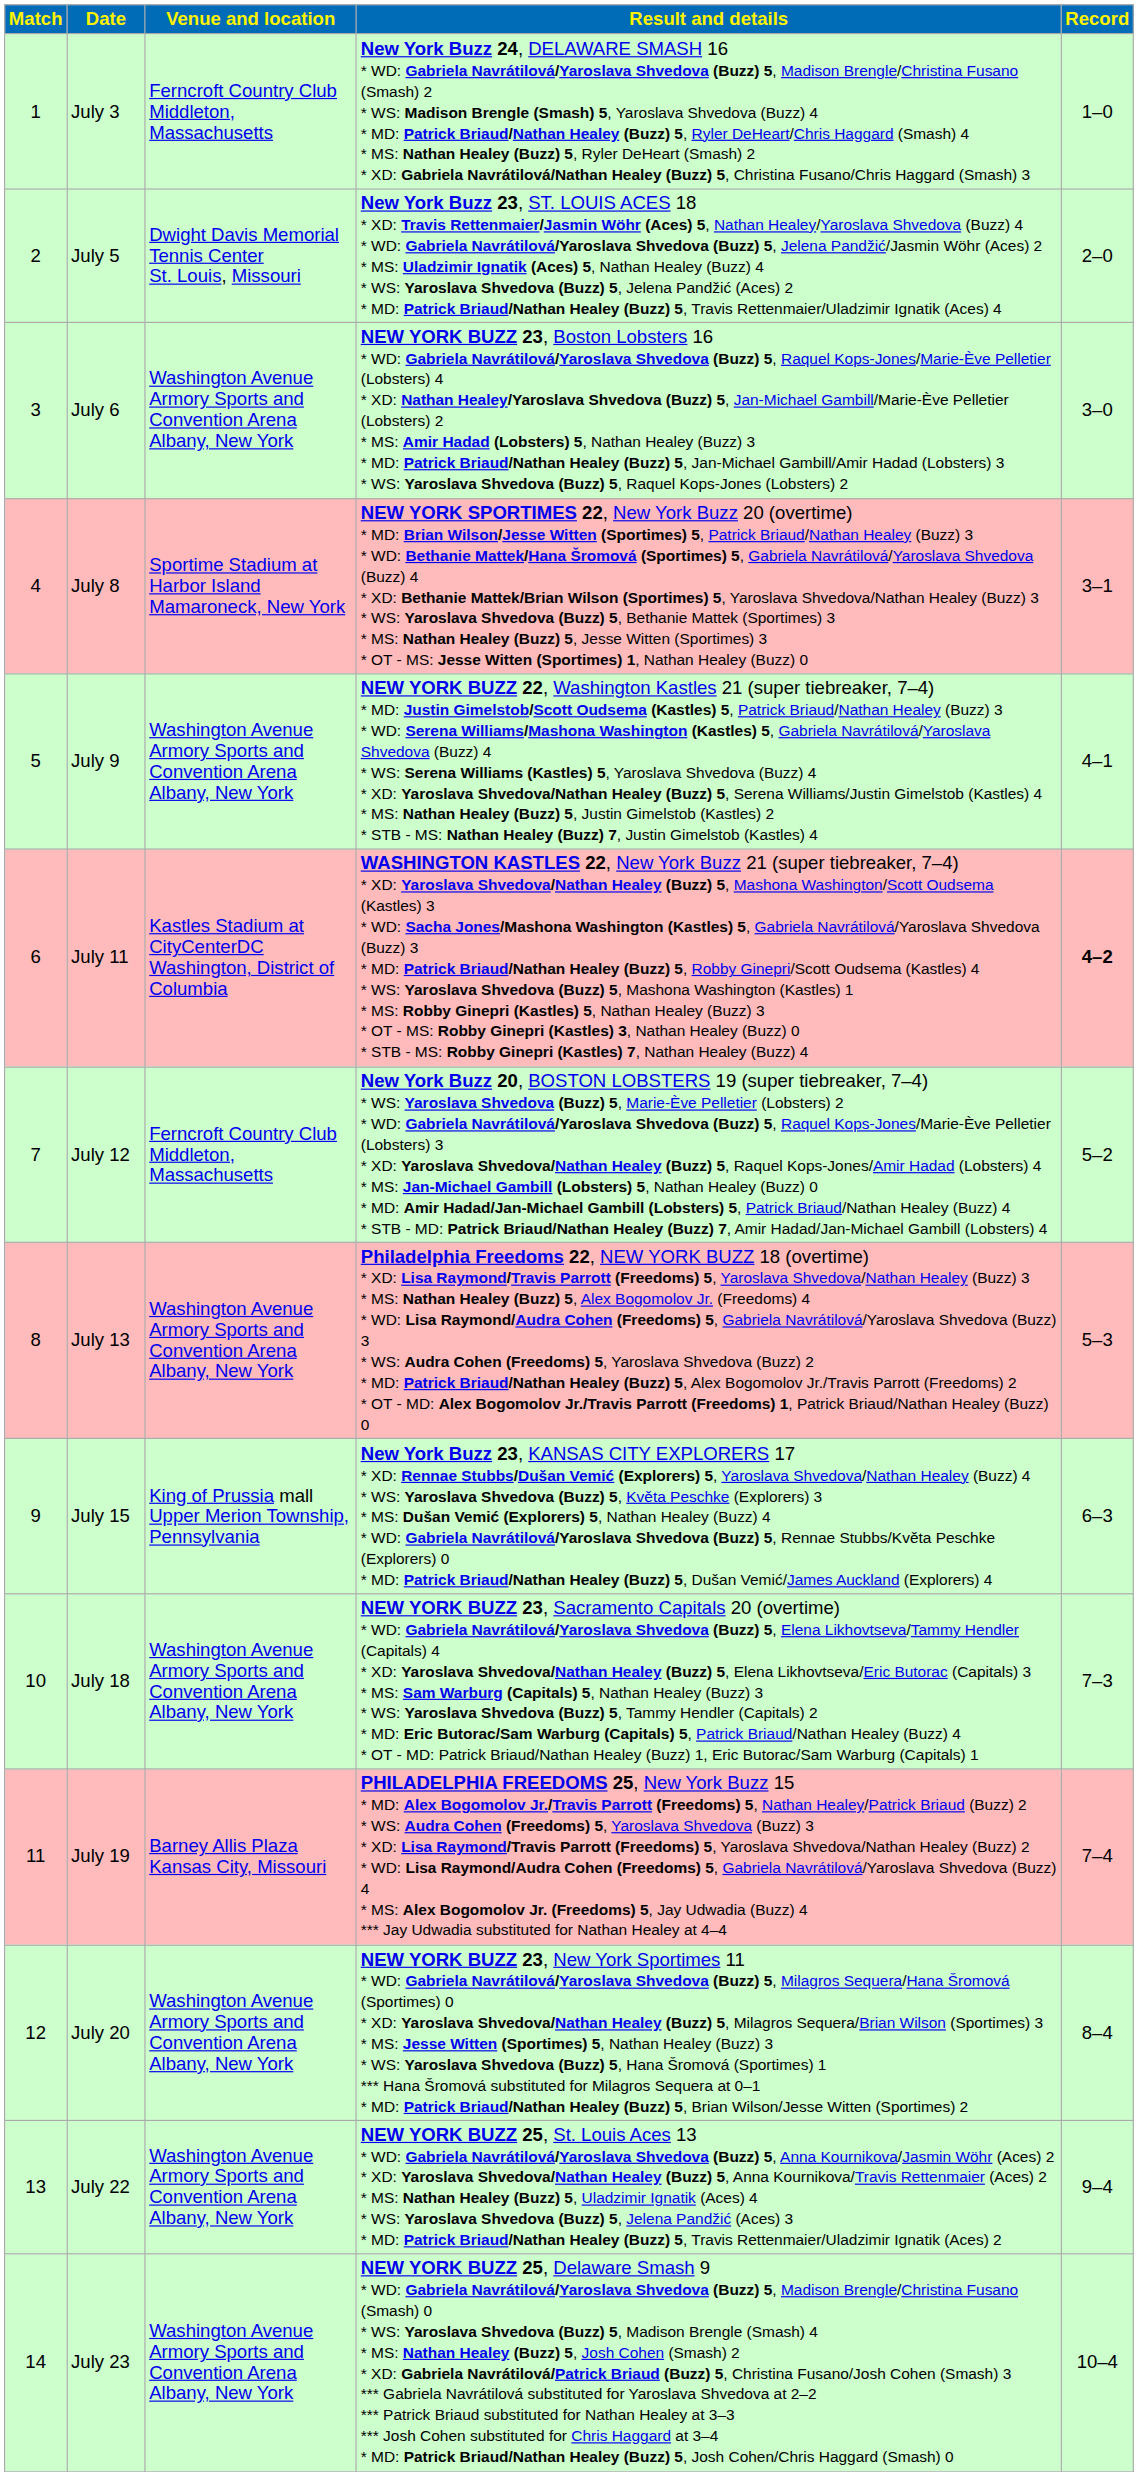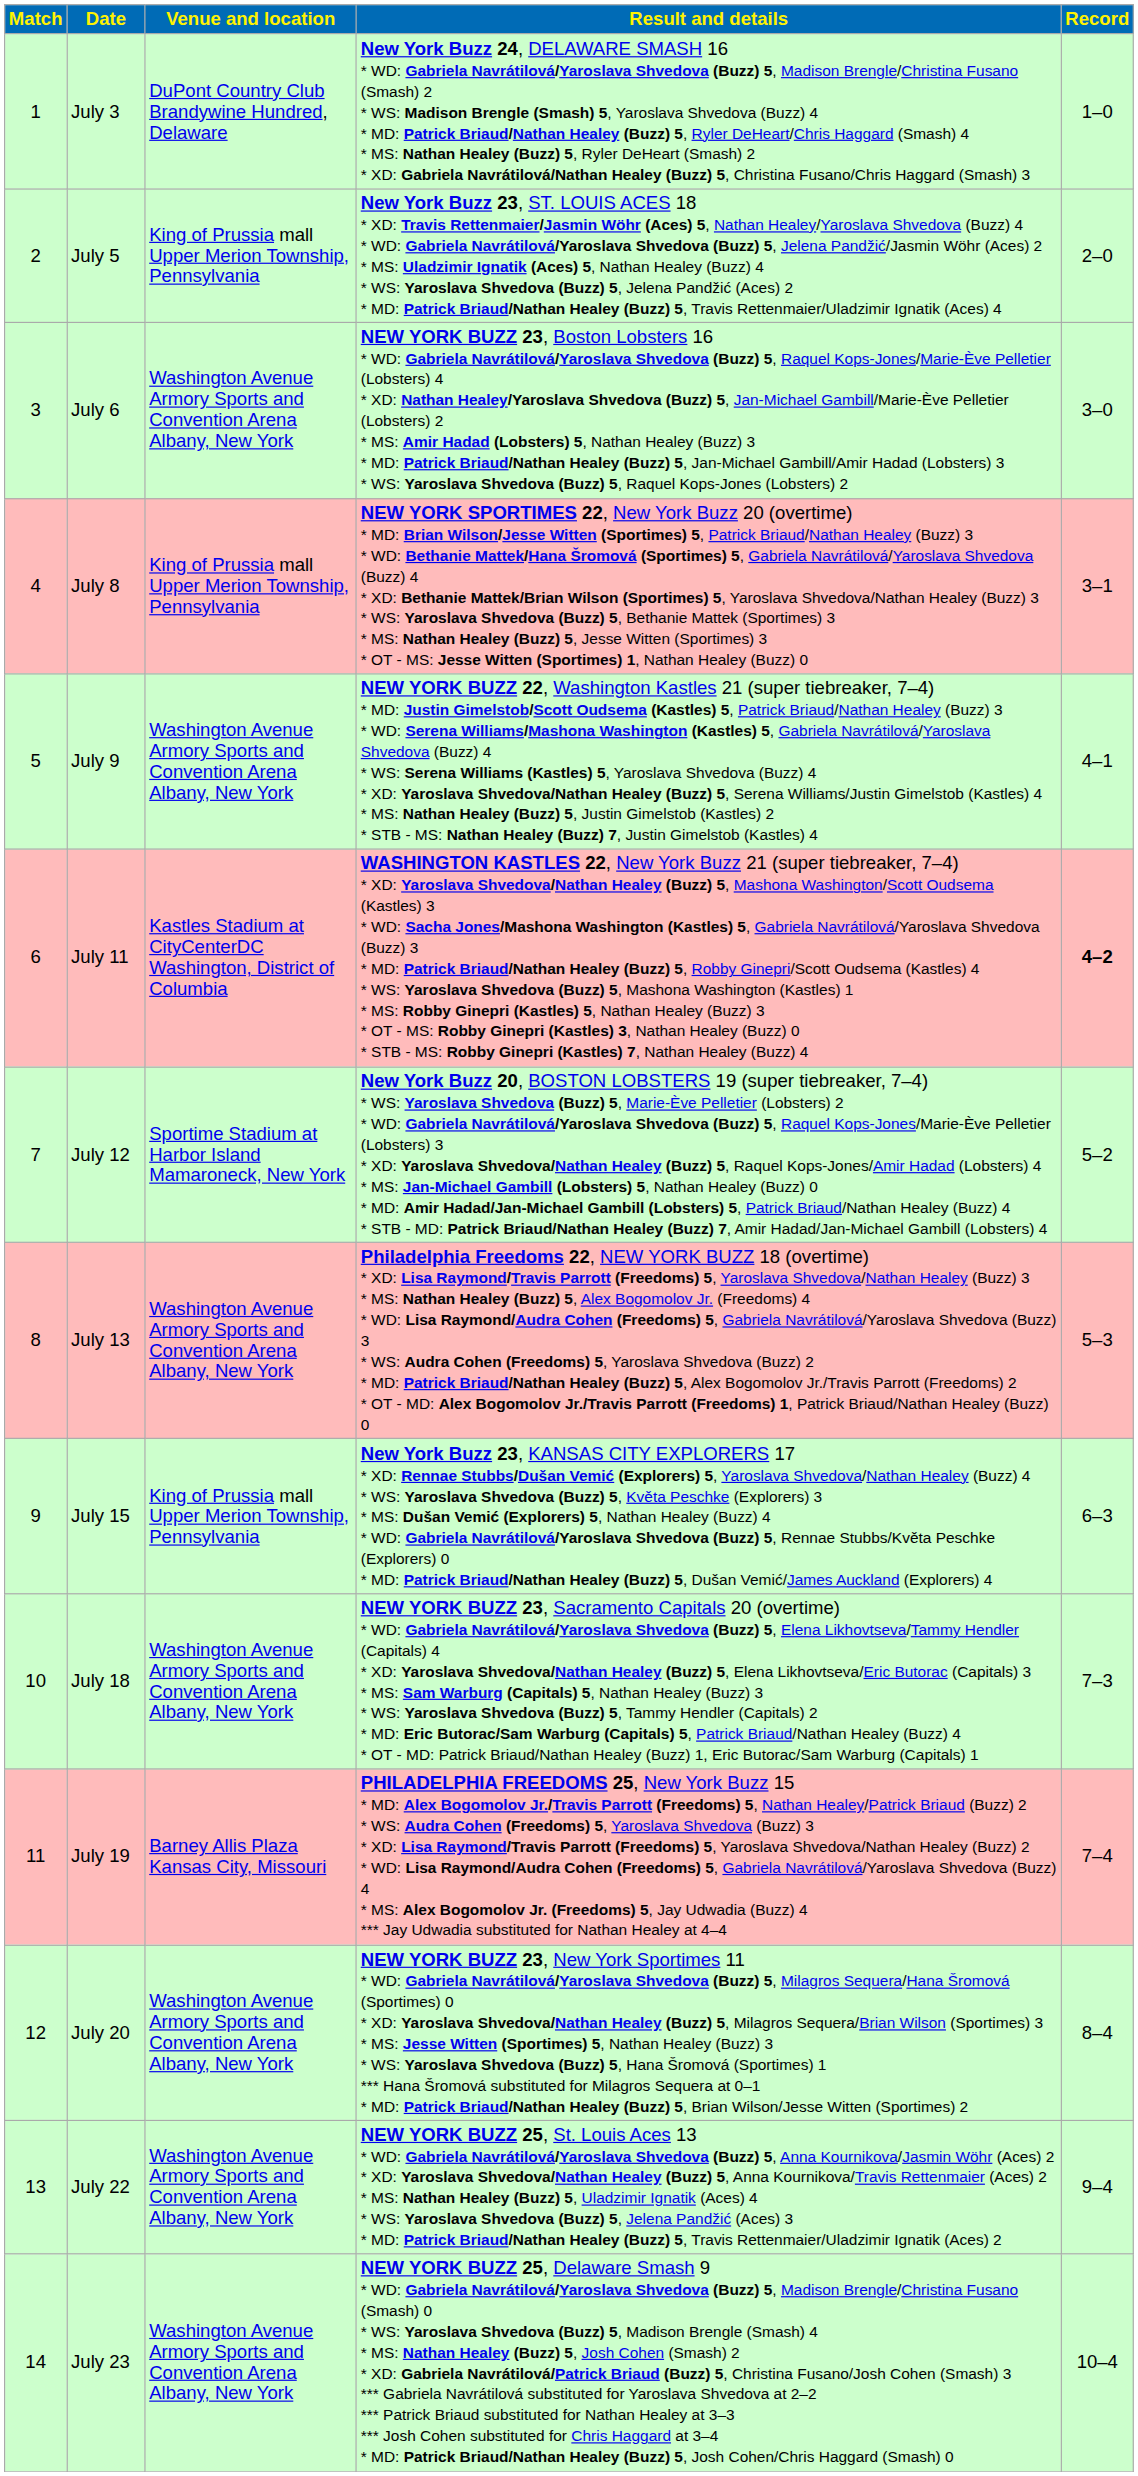(243, 111) Ferncroft Country Club Middleton, Massachusetts -> (238, 111) DuPont Country Club Brandywine Hundred, Delaware
(244, 255) Dwight Davis Memorial Tennis Center St. Louis, Missouri -> (249, 255) King of Prussia mall Upper Merion Township, Pennsylvania
(247, 585) Sportime Stadium at Harbor Island Mamaroneck, New York -> (249, 585) King of Prussia mall Upper Merion Township, Pennsylvania
(243, 1154) Ferncroft Country Club Middleton, Massachusetts -> (247, 1154) Sportime Stadium at Harbor Island Mamaroneck, New York
